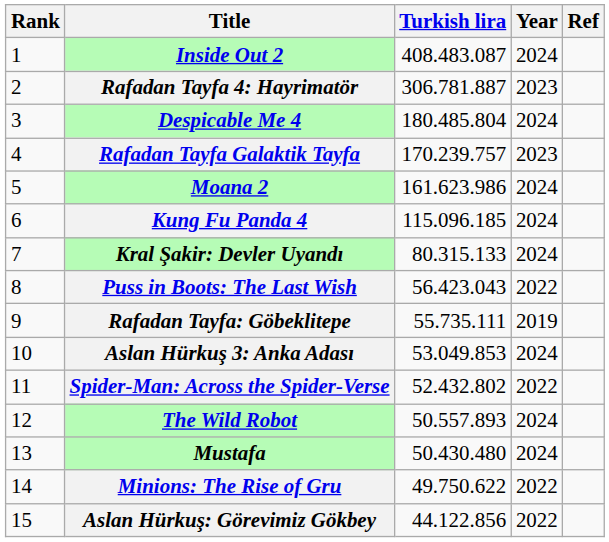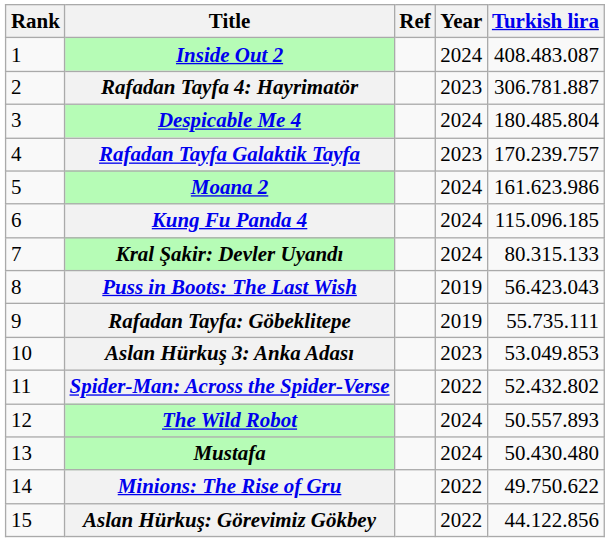columns swapped: (453, 21) <-> (583, 21)
(537, 287) 2022 -> (461, 287) 2019
(537, 353) 2024 -> (461, 353) 2023
